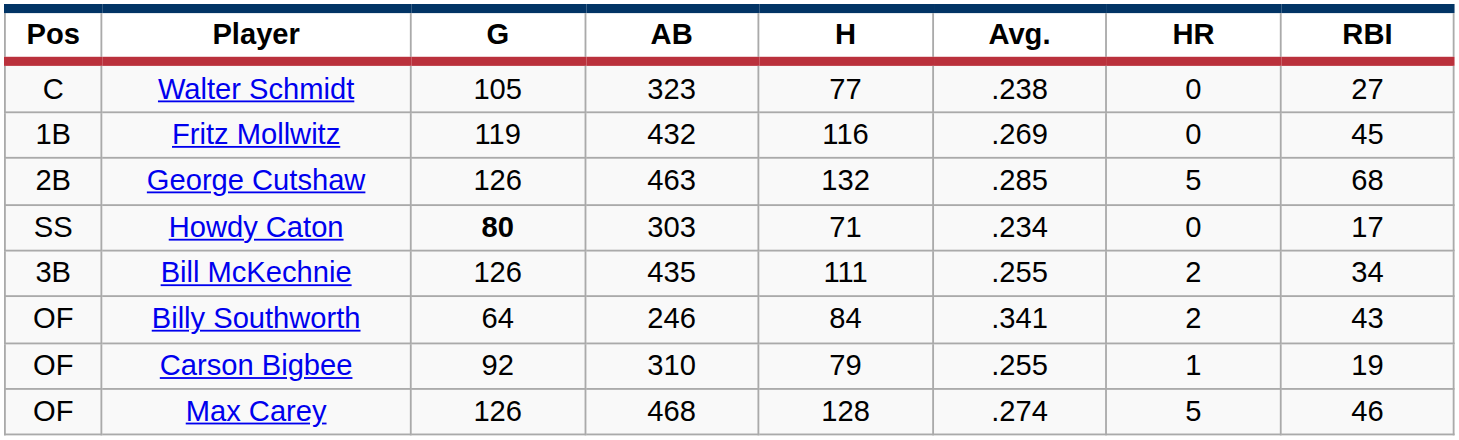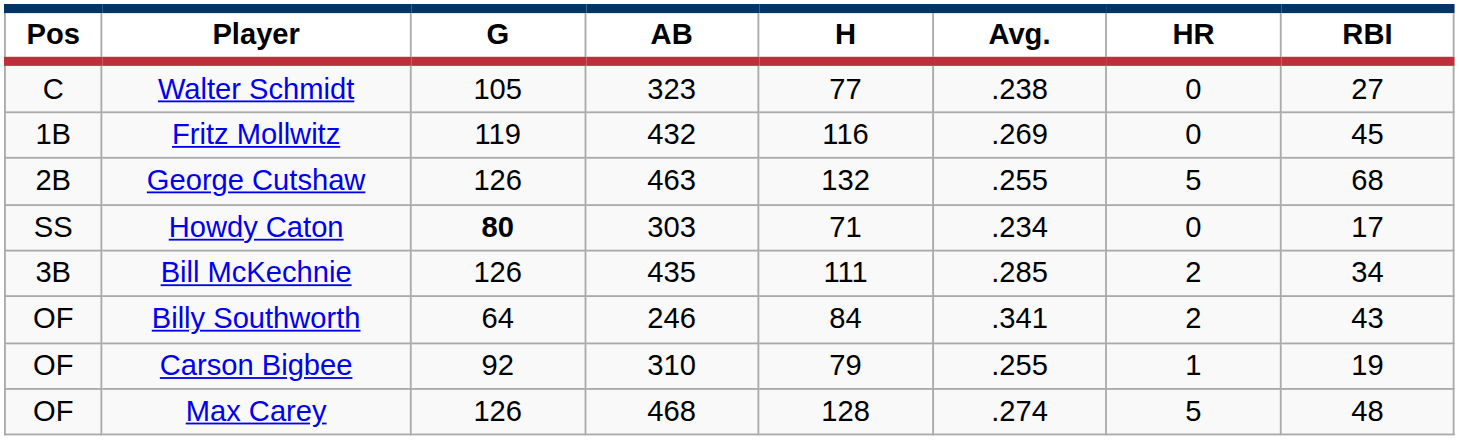(1019, 180) .285 -> (1019, 180) .255
(1019, 273) .255 -> (1019, 273) .285
(1367, 411) 46 -> (1367, 411) 48
